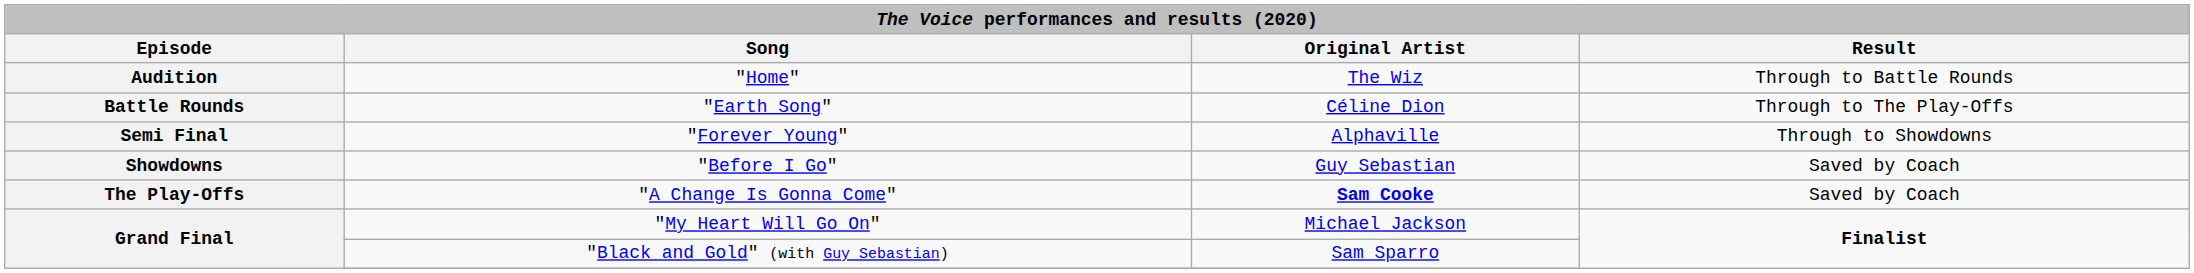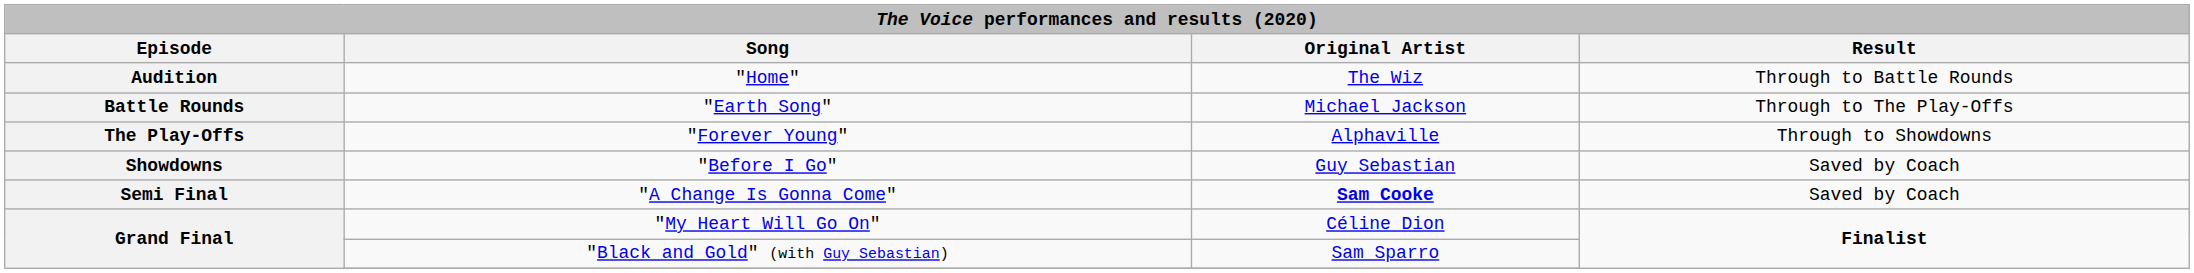(1385, 107) Céline Dion -> (1385, 107) Michael Jackson
(174, 136) Semi Final -> (174, 136) The Play-Offs
(174, 195) The Play-Offs -> (174, 195) Semi Final
(1385, 224) Michael Jackson -> (1385, 224) Céline Dion
